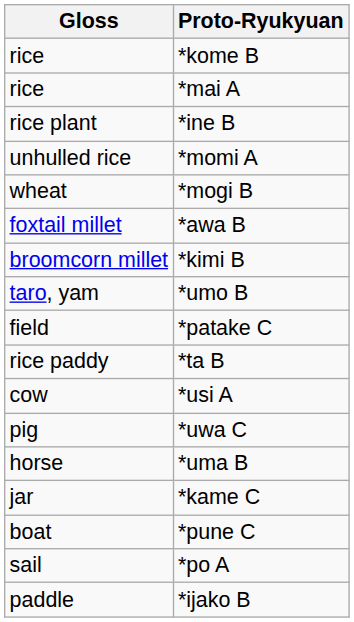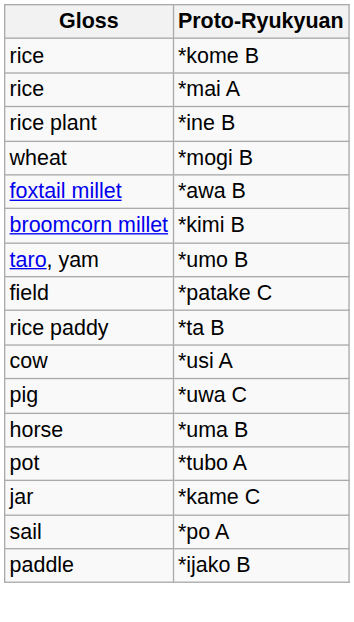- row: (218, 157)
+ row: (213, 463)
- row: (217, 531)
